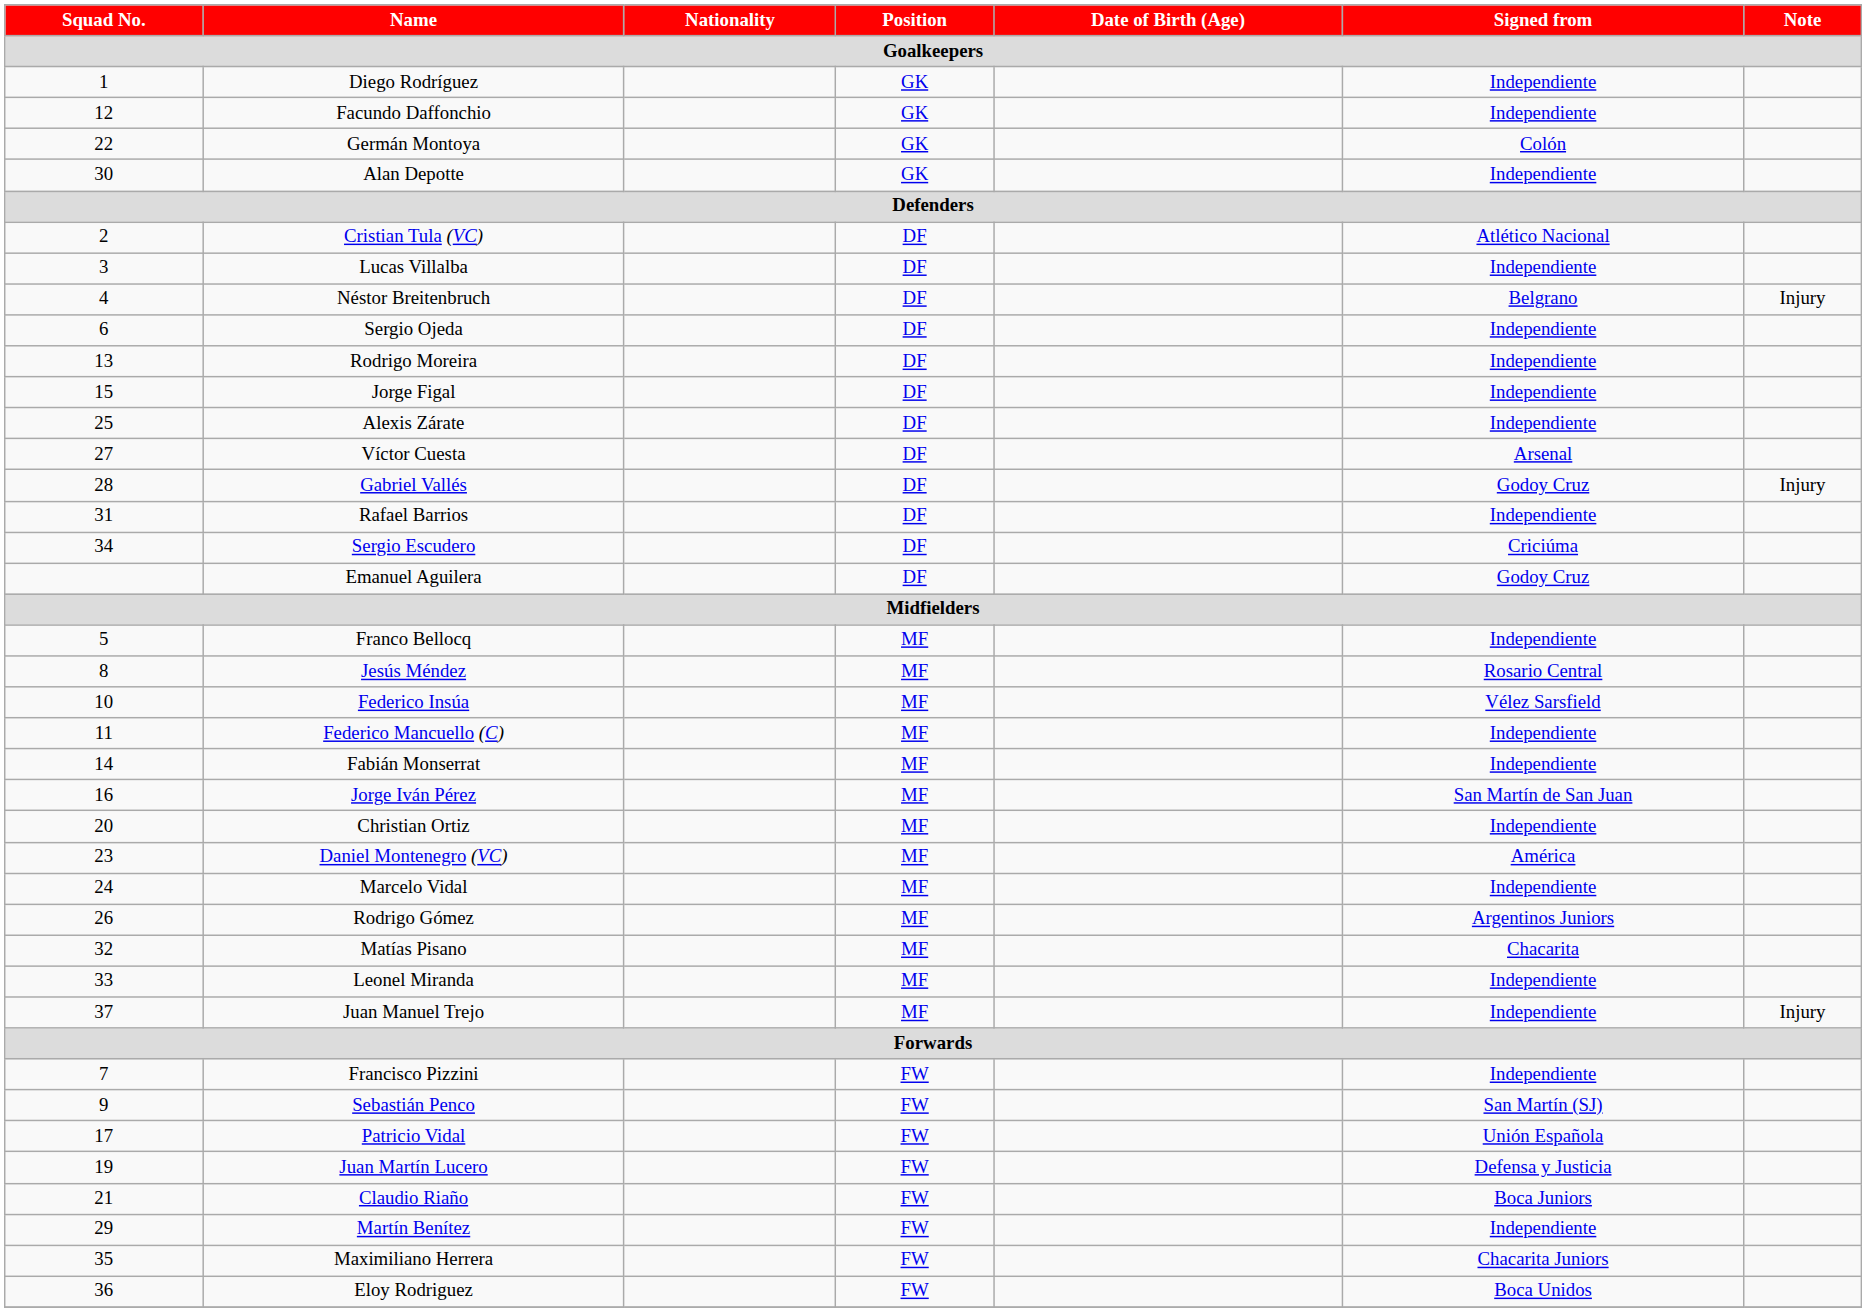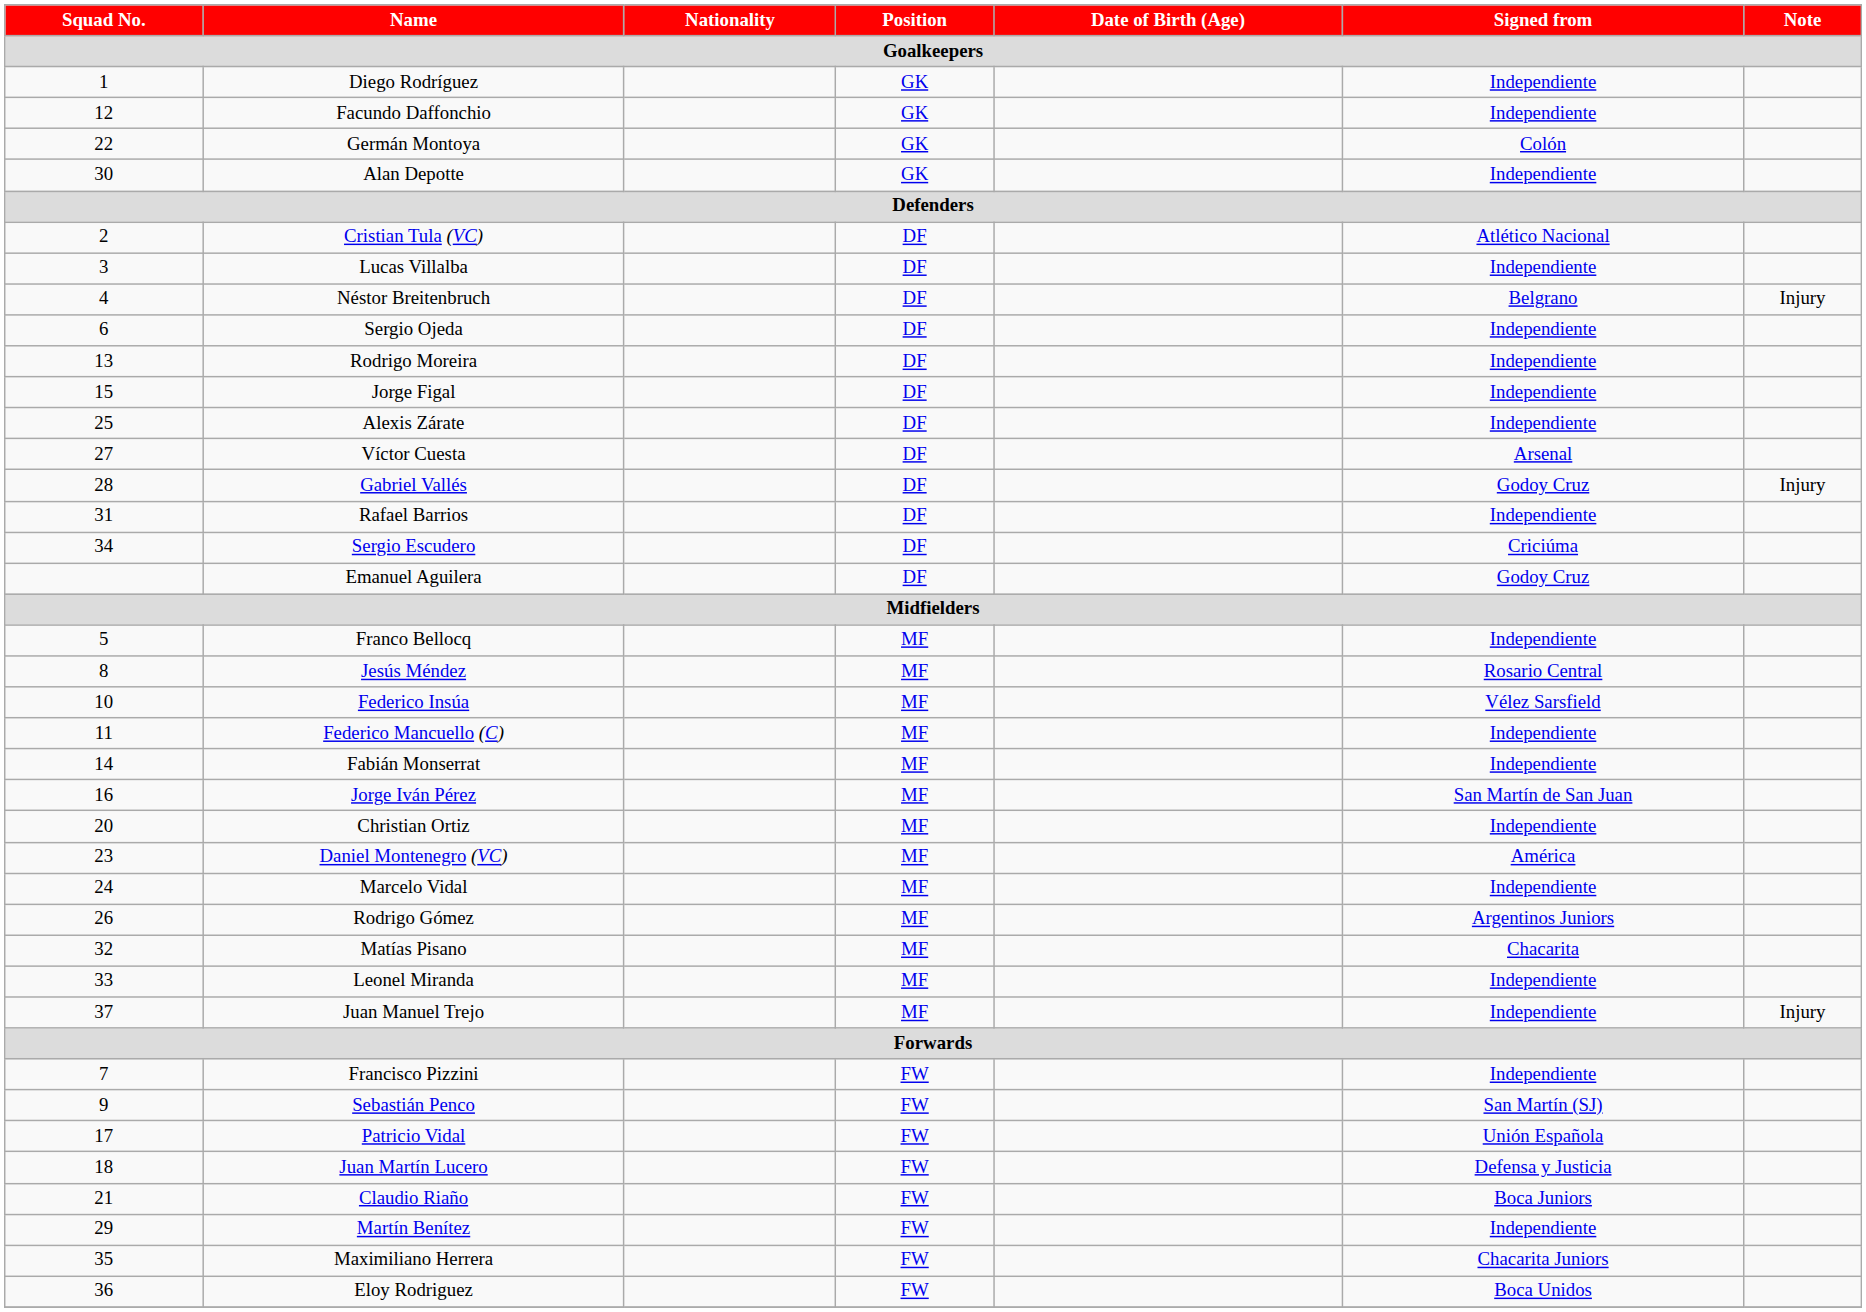(104, 1167) 19 -> (104, 1167) 18
